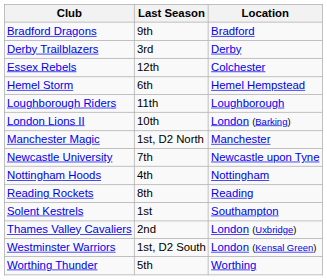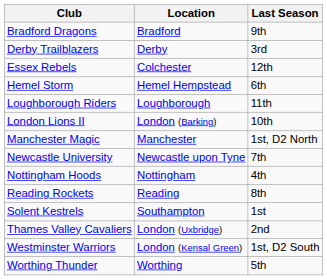columns swapped: (265, 13) <-> (171, 13)
